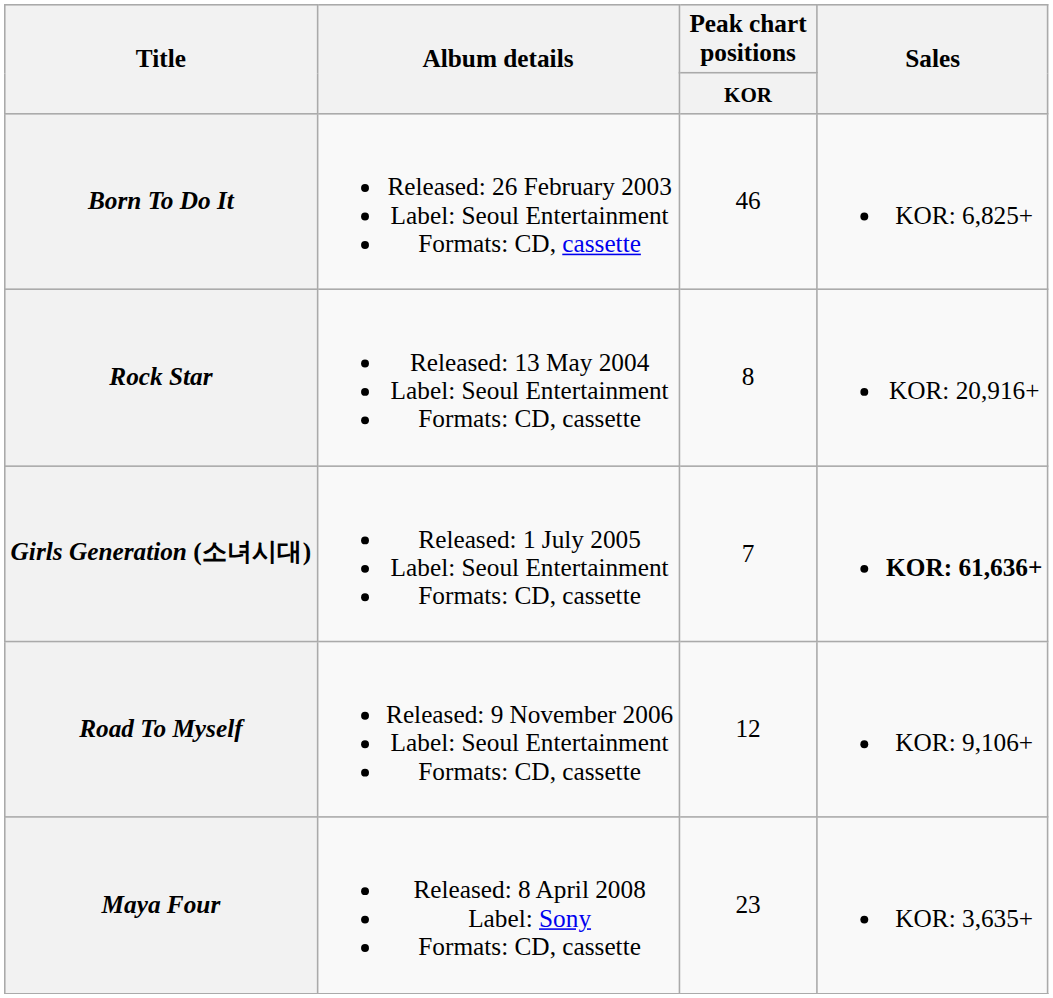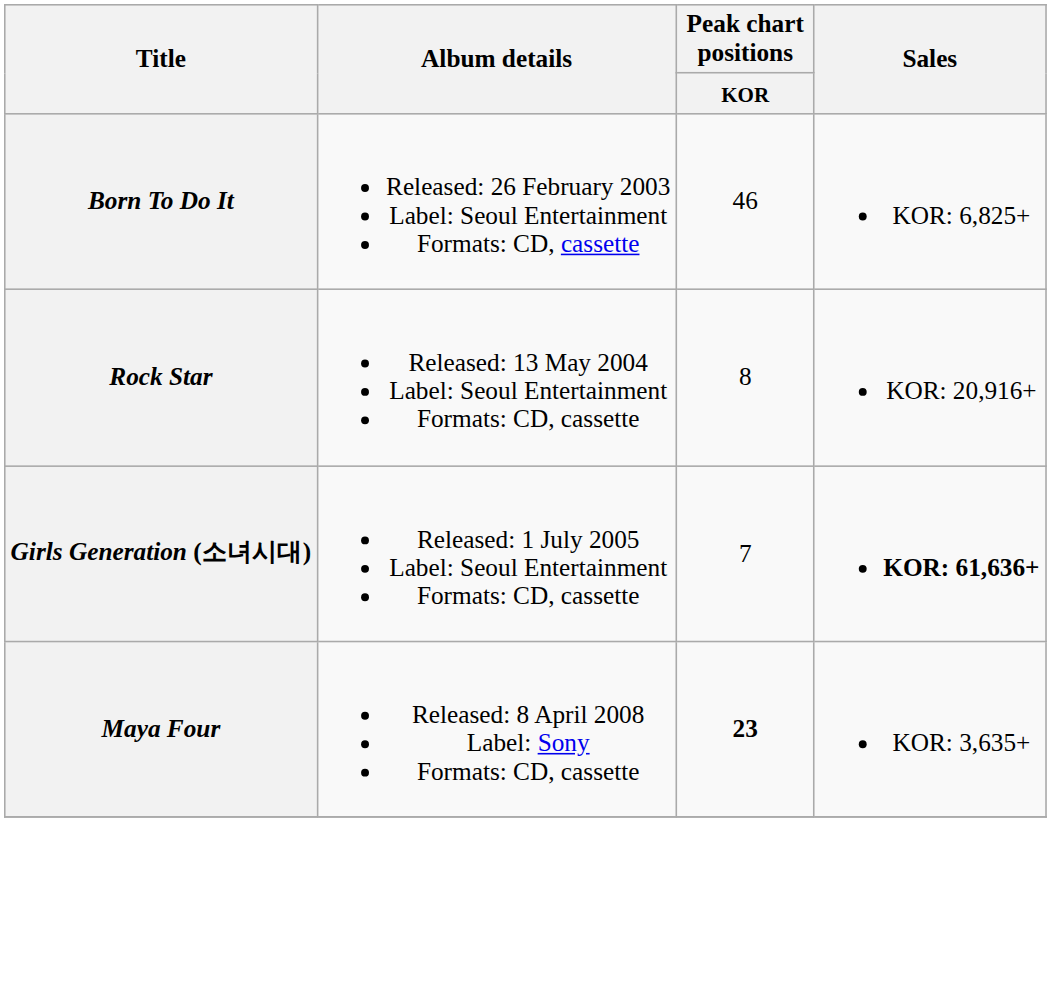- row: (161, 729)
(748, 905) normal -> (745, 729) bold
